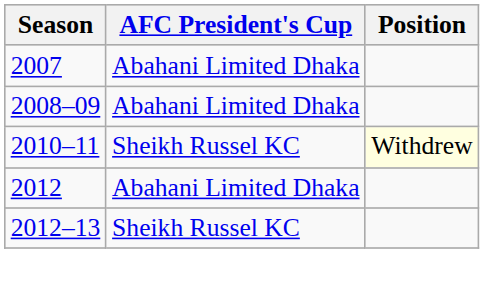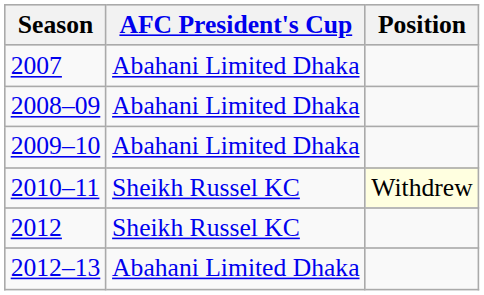+ row: (56, 146)
(236, 187) Abahani Limited Dhaka -> (206, 227) Sheikh Russel KC
(206, 227) Sheikh Russel KC -> (236, 268) Abahani Limited Dhaka
